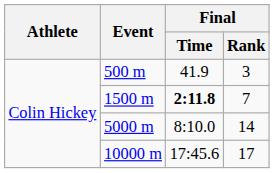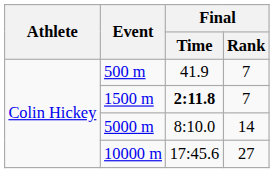(246, 72) 3 -> (246, 72) 7
(246, 153) 17 -> (246, 153) 27
